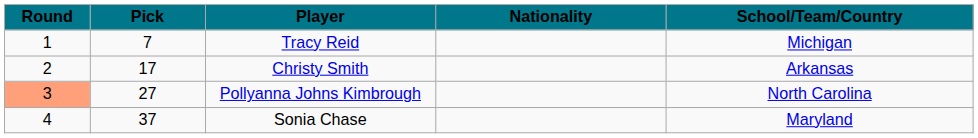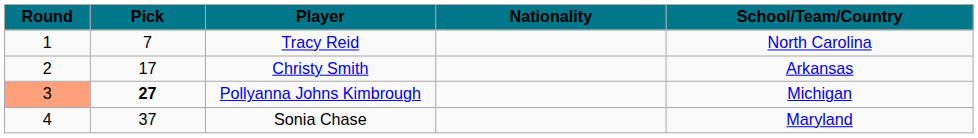(820, 42) Michigan -> (820, 42) North Carolina
(147, 94) normal -> (147, 94) bold
(820, 94) North Carolina -> (820, 94) Michigan
